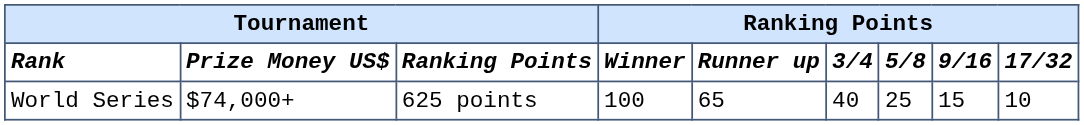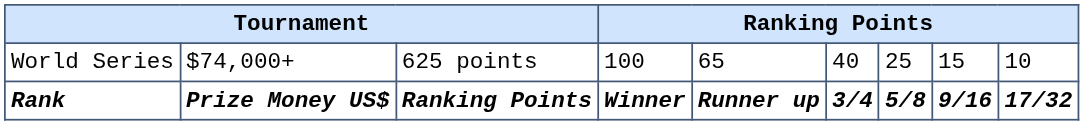rows swapped: (38, 62) <-> (92, 101)
